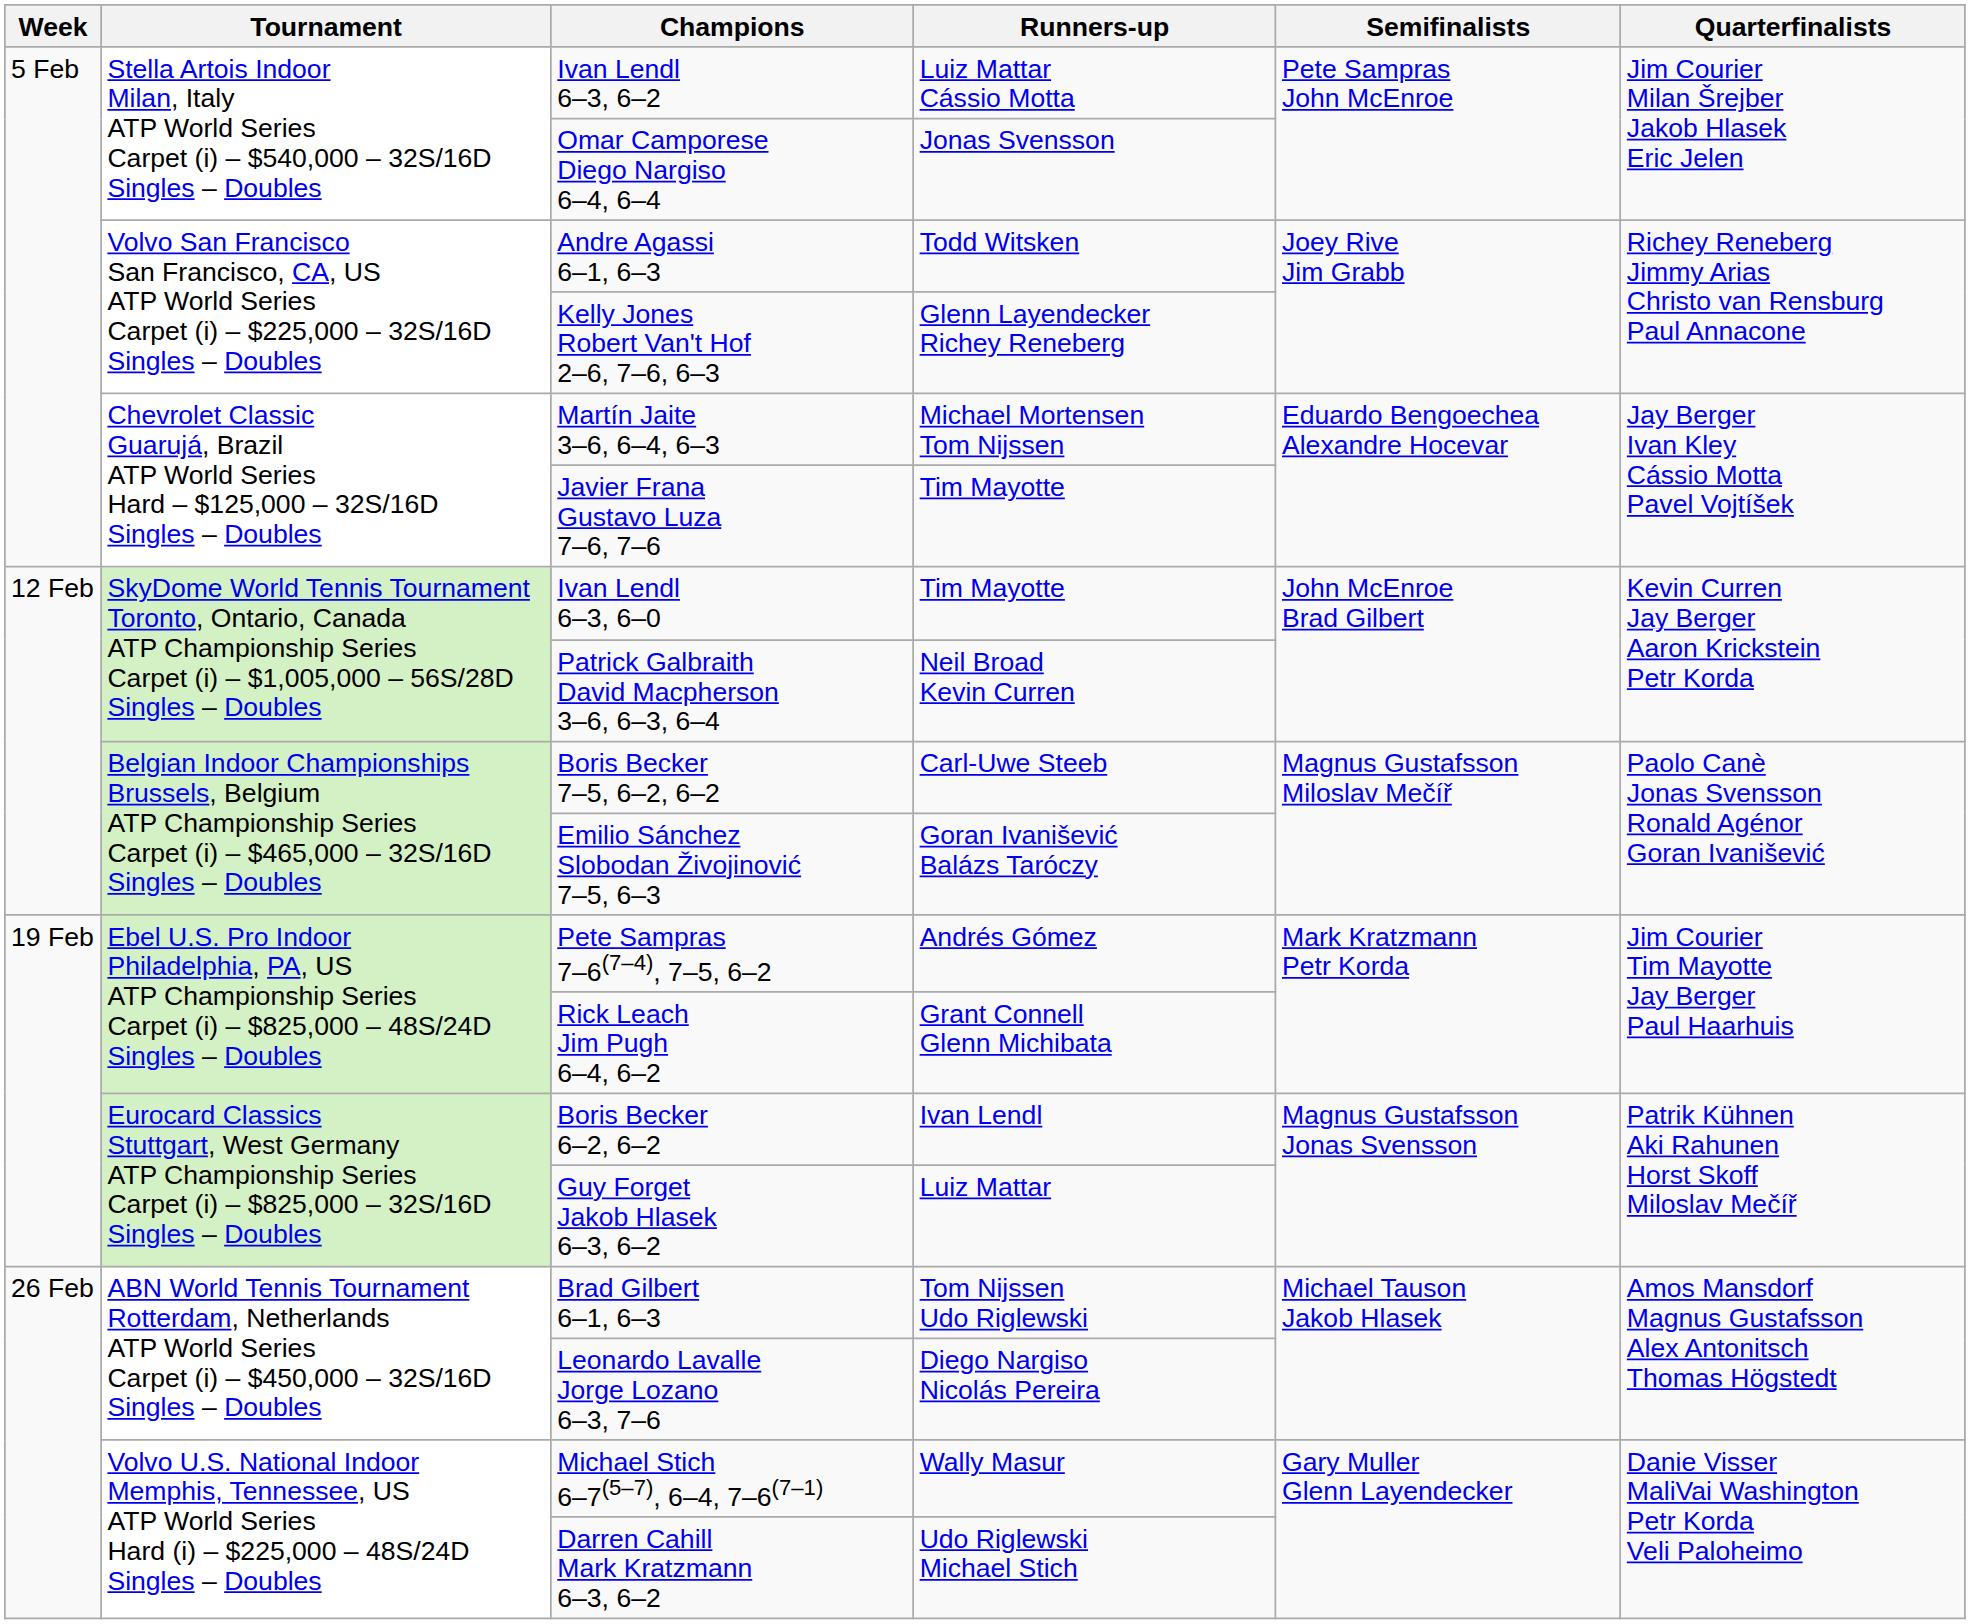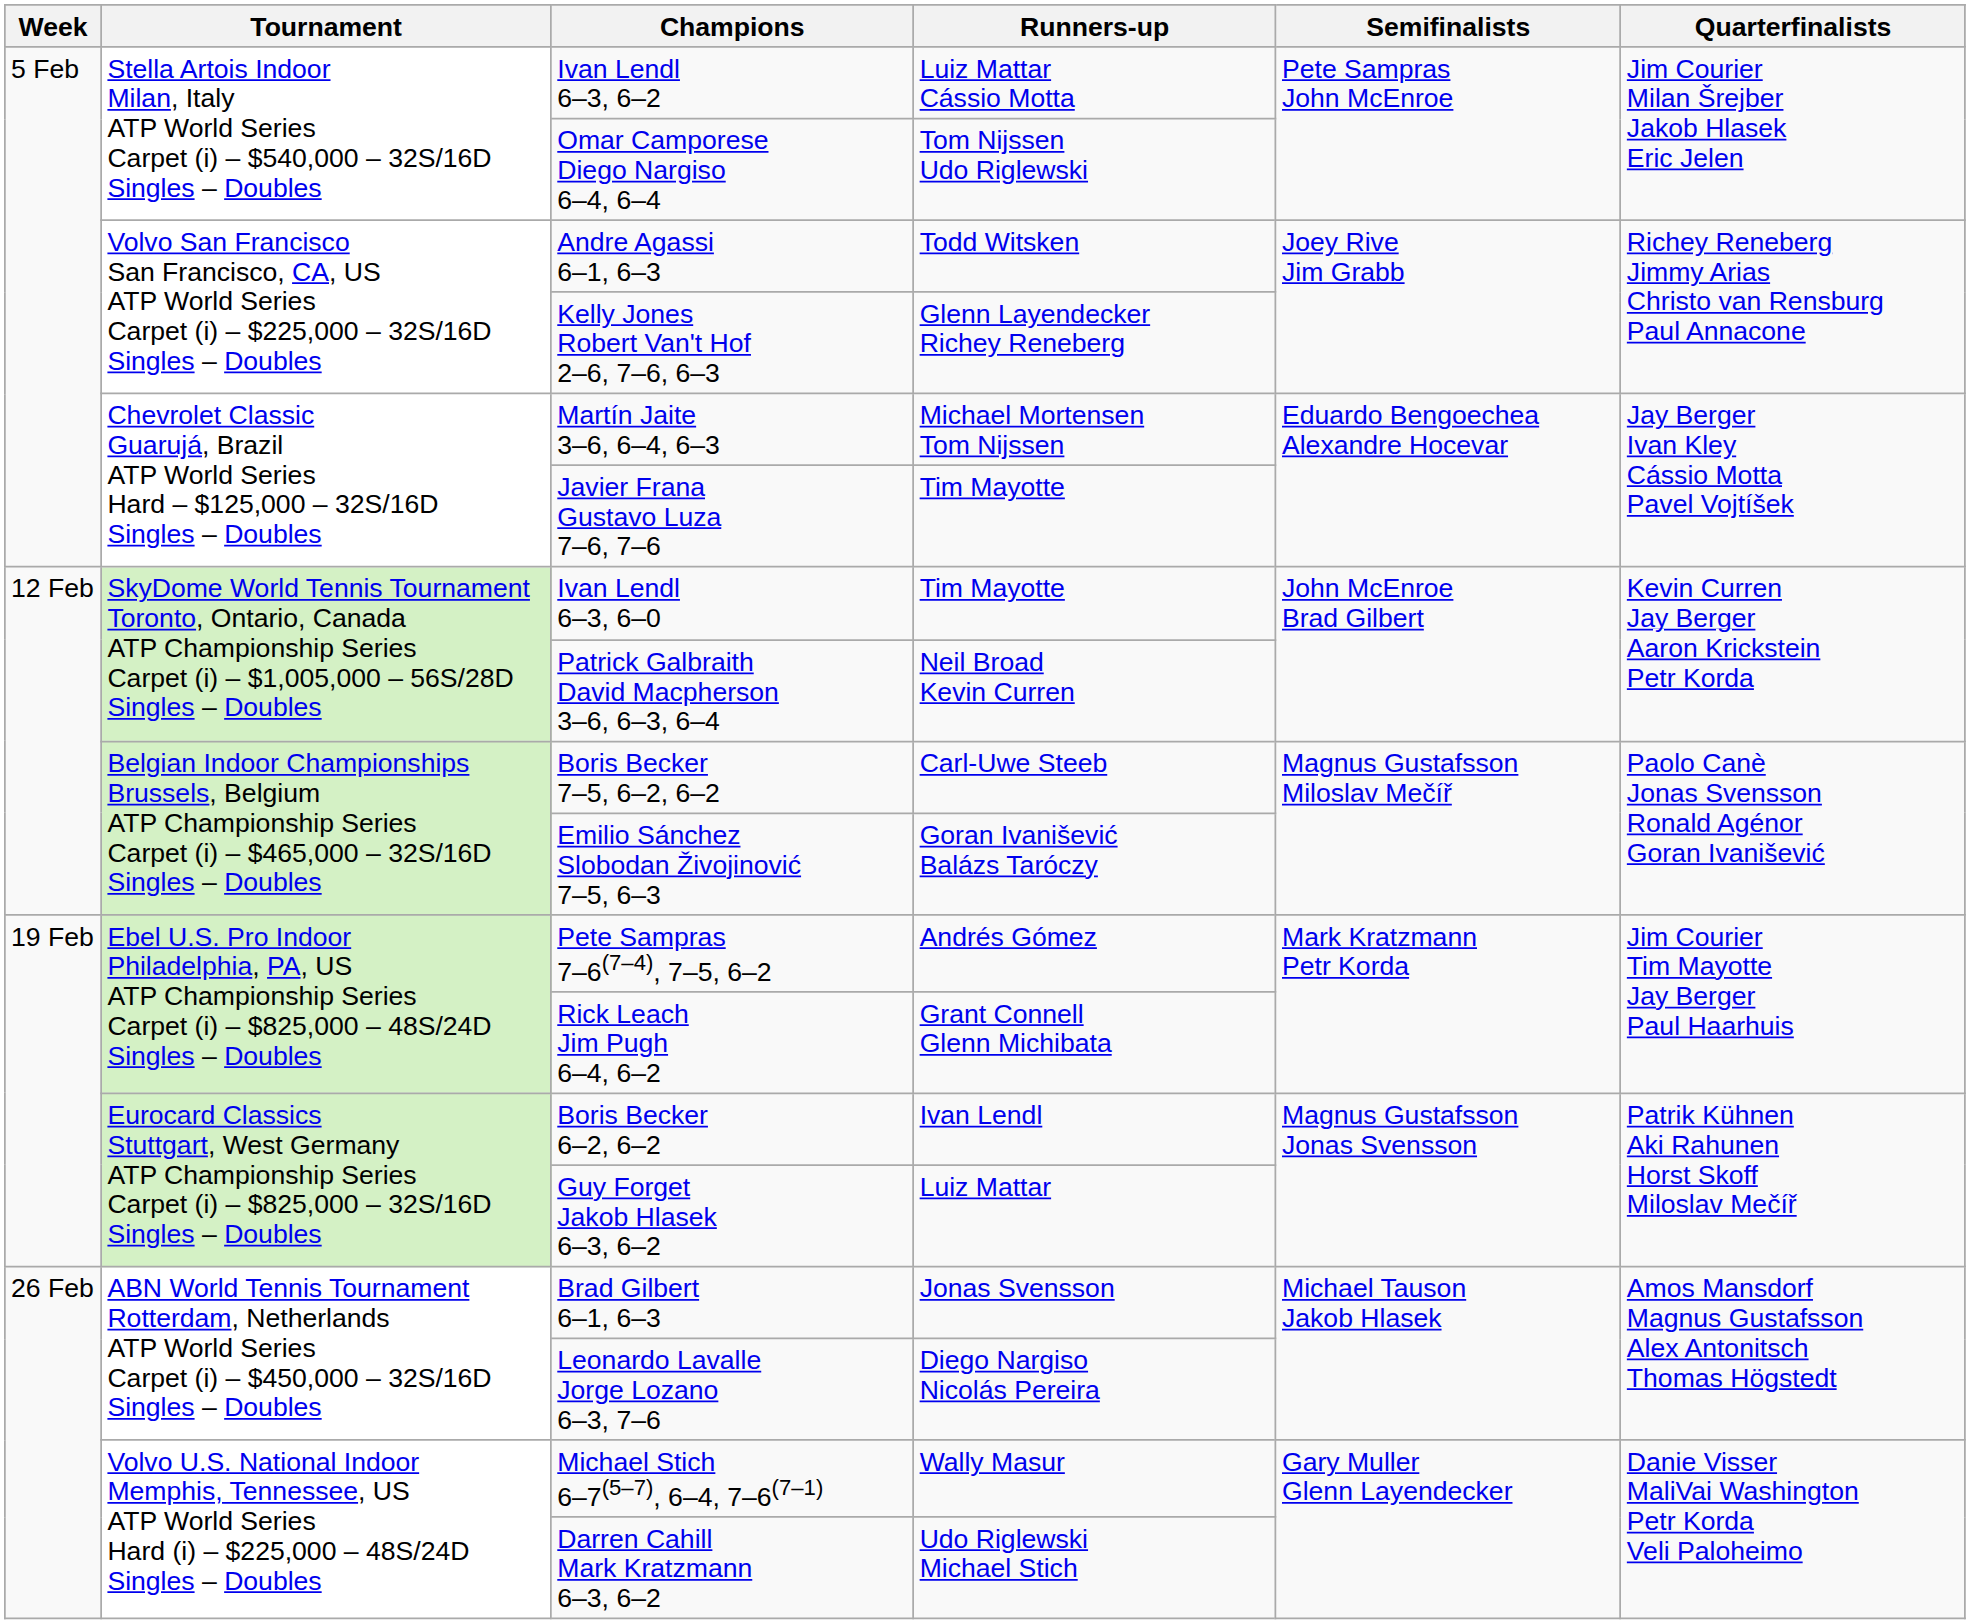(1017, 140) Jonas Svensson -> (1004, 155) Tom Nijssen Udo Riglewski
(1004, 1303) Tom Nijssen Udo Riglewski -> (1017, 1288) Jonas Svensson
